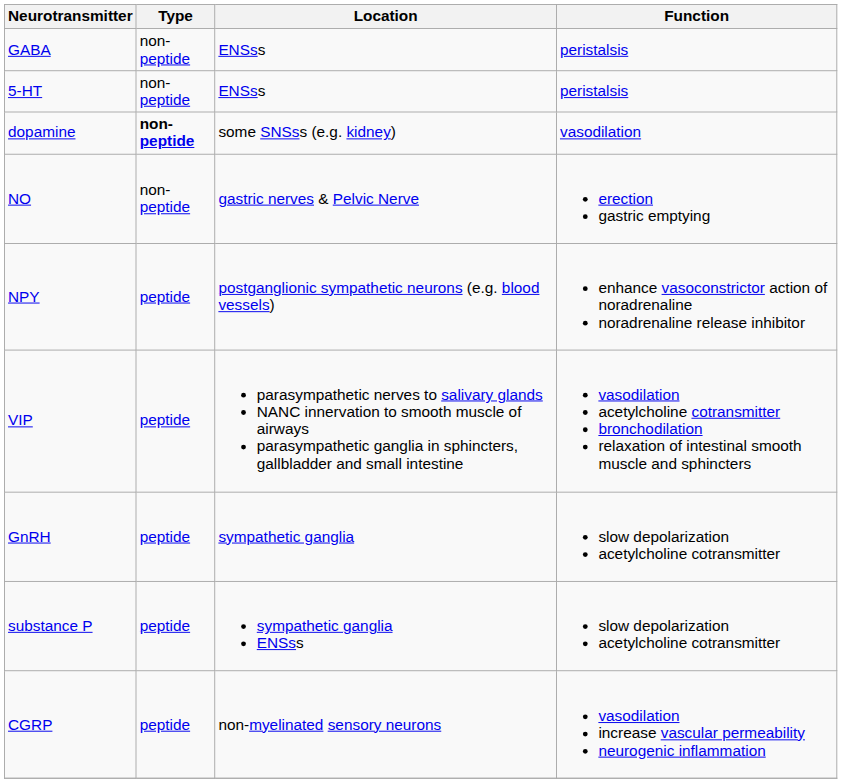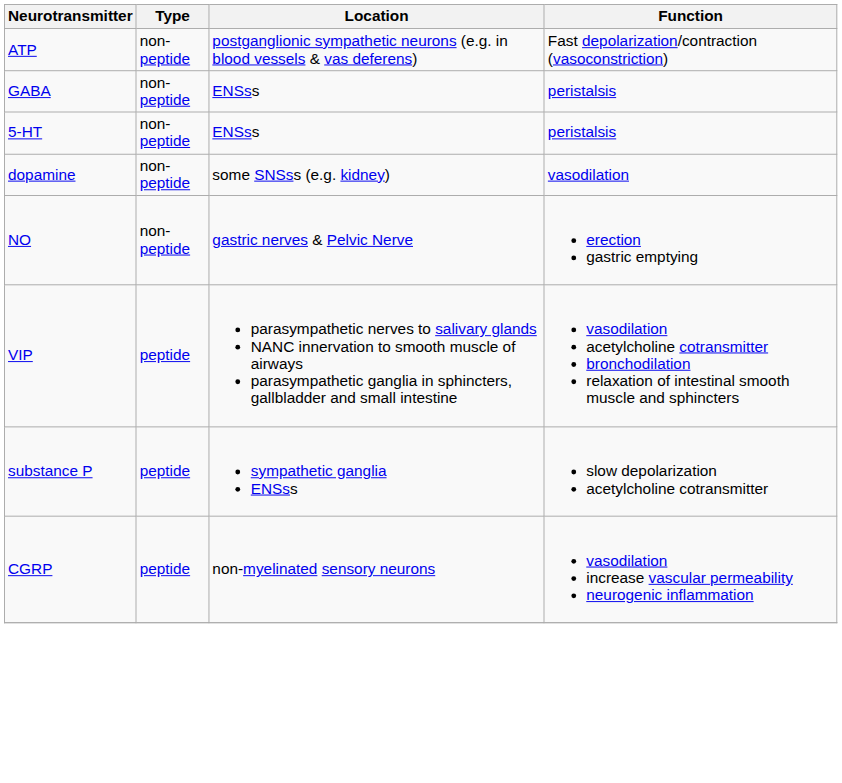+ row: (22, 49)
(167, 132) bold -> (165, 174) normal
- row: (24, 296)
- row: (29, 536)
